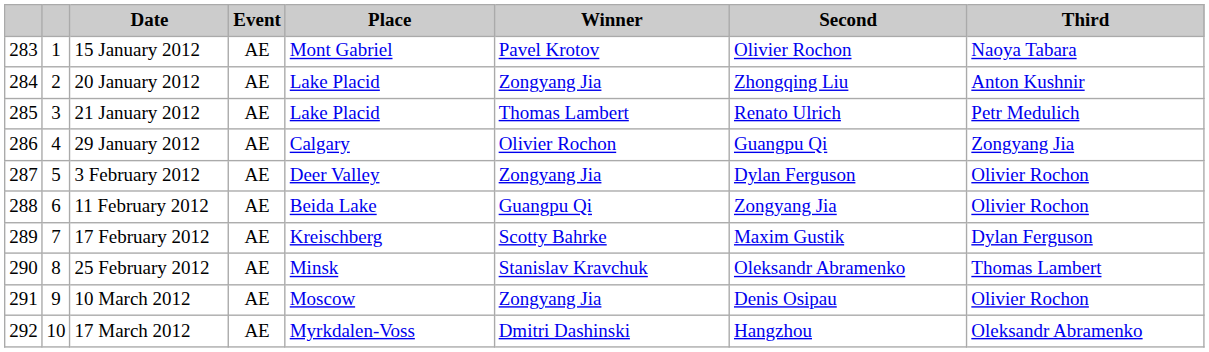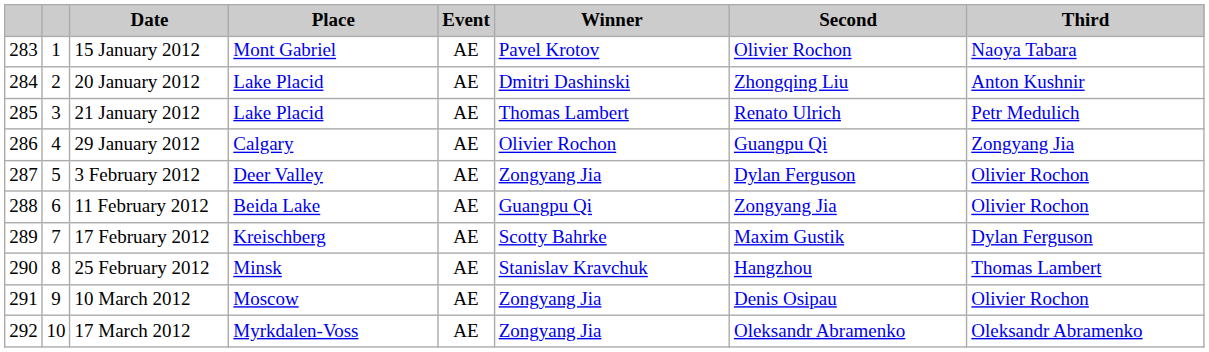columns swapped: (390, 19) <-> (257, 19)
(550, 81) Zongyang Jia -> (564, 81) Dmitri Dashinski
(820, 268) Oleksandr Abramenko -> (773, 268) Hangzhou
(564, 330) Dmitri Dashinski -> (550, 330) Zongyang Jia
(773, 330) Hangzhou -> (820, 330) Oleksandr Abramenko
